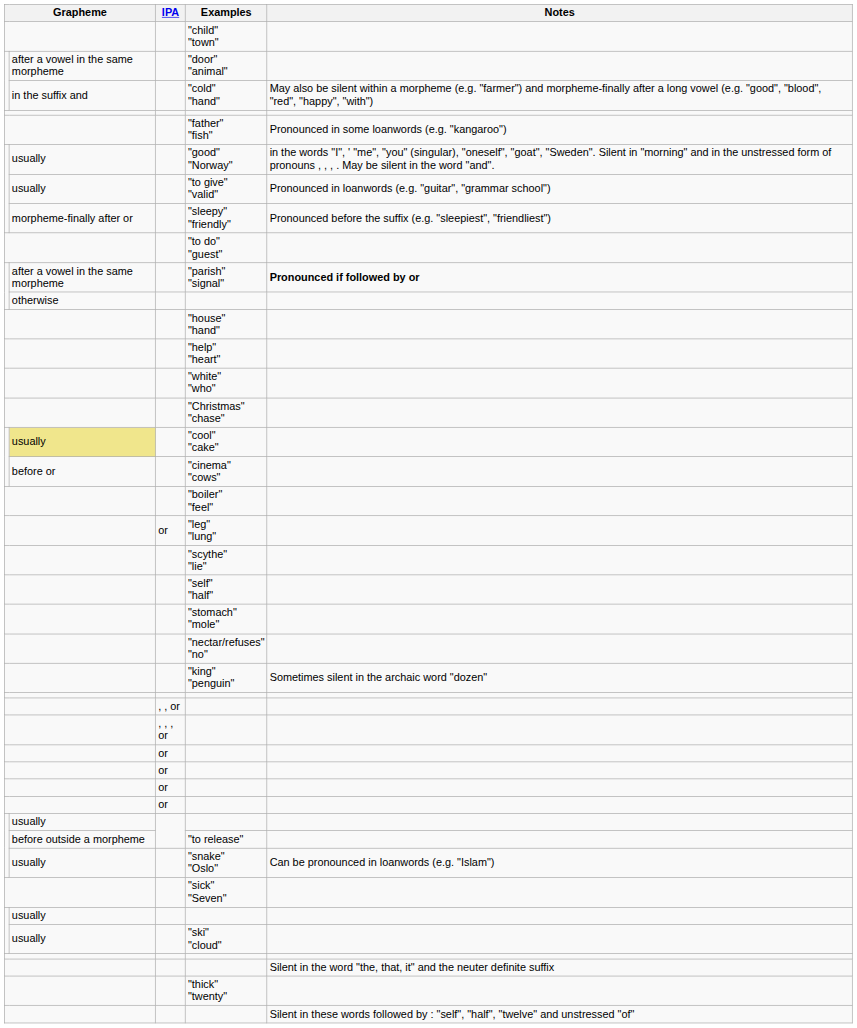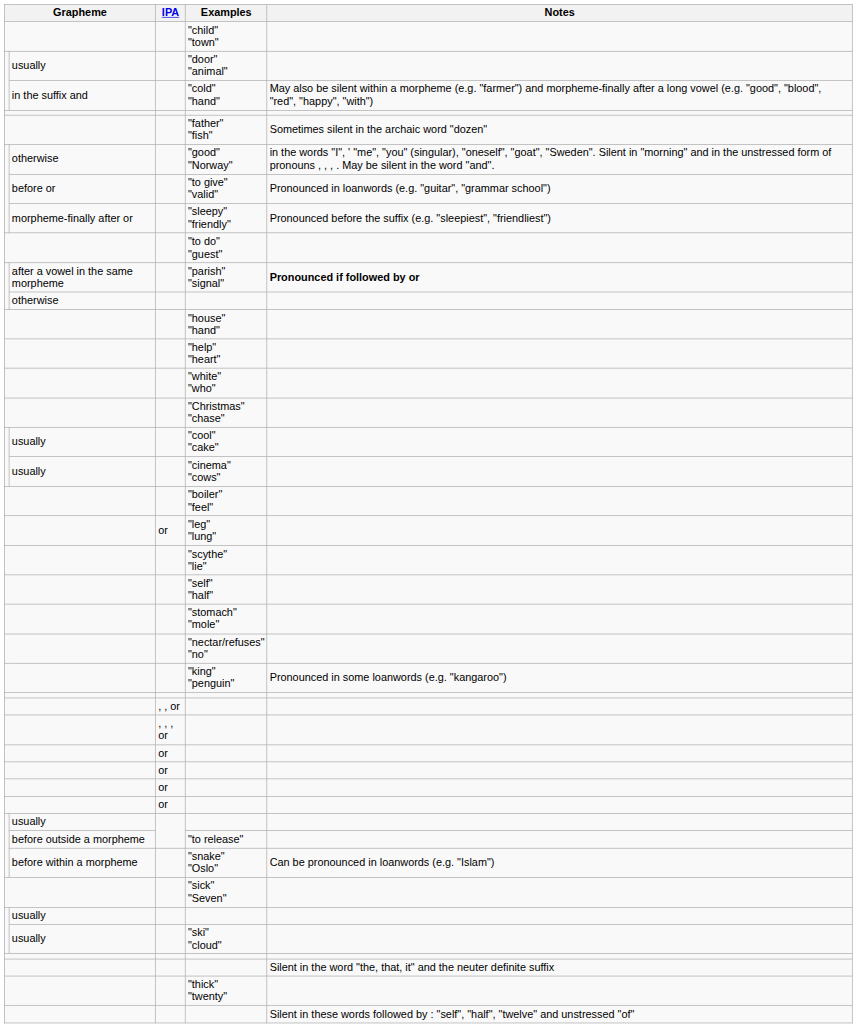(72, 65) after a vowel in the same morpheme -> (29, 65) usually
(388, 130) Pronounced in some loanwords (e.g. "kangaroo") -> (378, 130) Sometimes silent in the archaic word "dozen"
(29, 159) usually -> (35, 159) otherwise
(29, 188) usually -> (34, 188) before or
(29, 442) khaki background -> (29, 442) no background
(34, 471) before or -> (29, 471) usually
(378, 678) Sometimes silent in the archaic word "dozen" -> (388, 678) Pronounced in some loanwords (e.g. "kangaroo")
(29, 862) usually -> (75, 862) before within a morpheme
